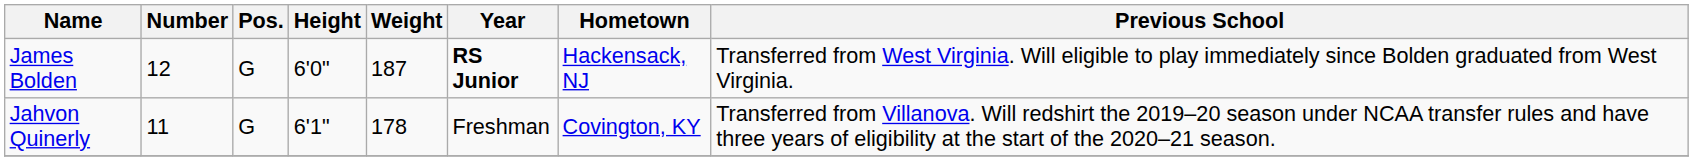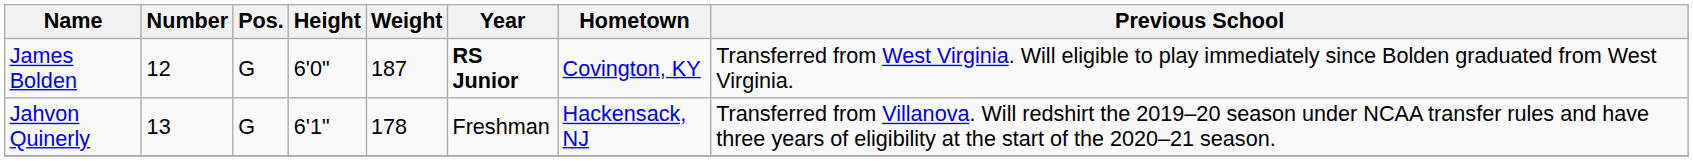(624, 68) Hackensack, NJ -> (632, 68) Covington, KY
(158, 126) 11 -> (159, 126) 13
(632, 126) Covington, KY -> (624, 126) Hackensack, NJ
